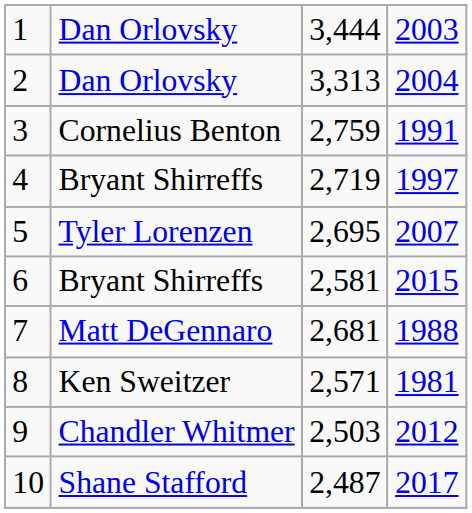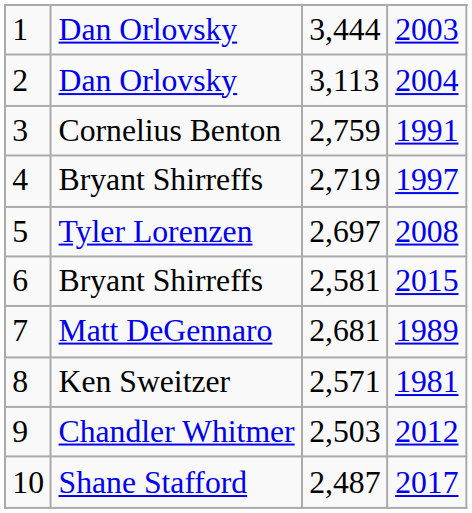(345, 79) 3,313 -> (344, 79) 3,113
(345, 230) 2,695 -> (345, 230) 2,697
(427, 230) 2007 -> (427, 230) 2008
(427, 331) 1988 -> (427, 331) 1989
